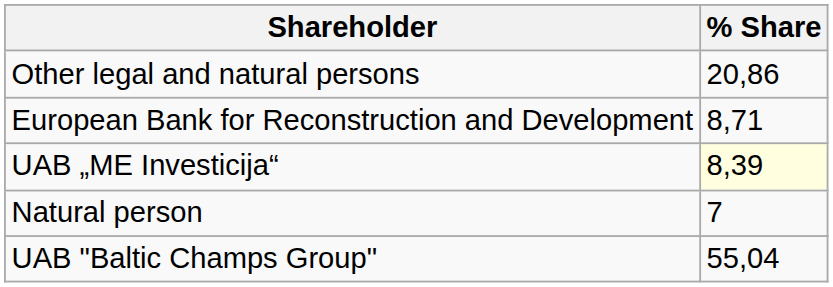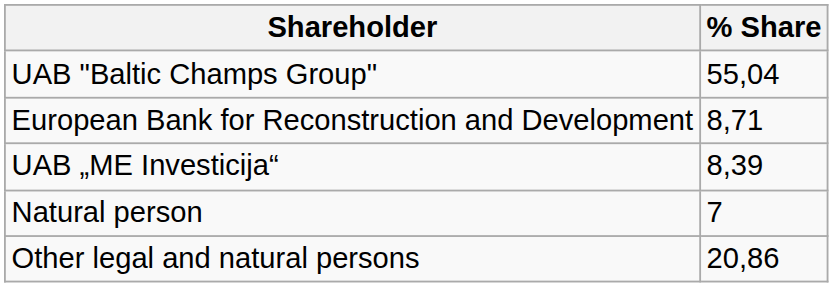rows swapped: (194, 258) <-> (216, 73)
(735, 166) lightyellow background -> (735, 166) no background
